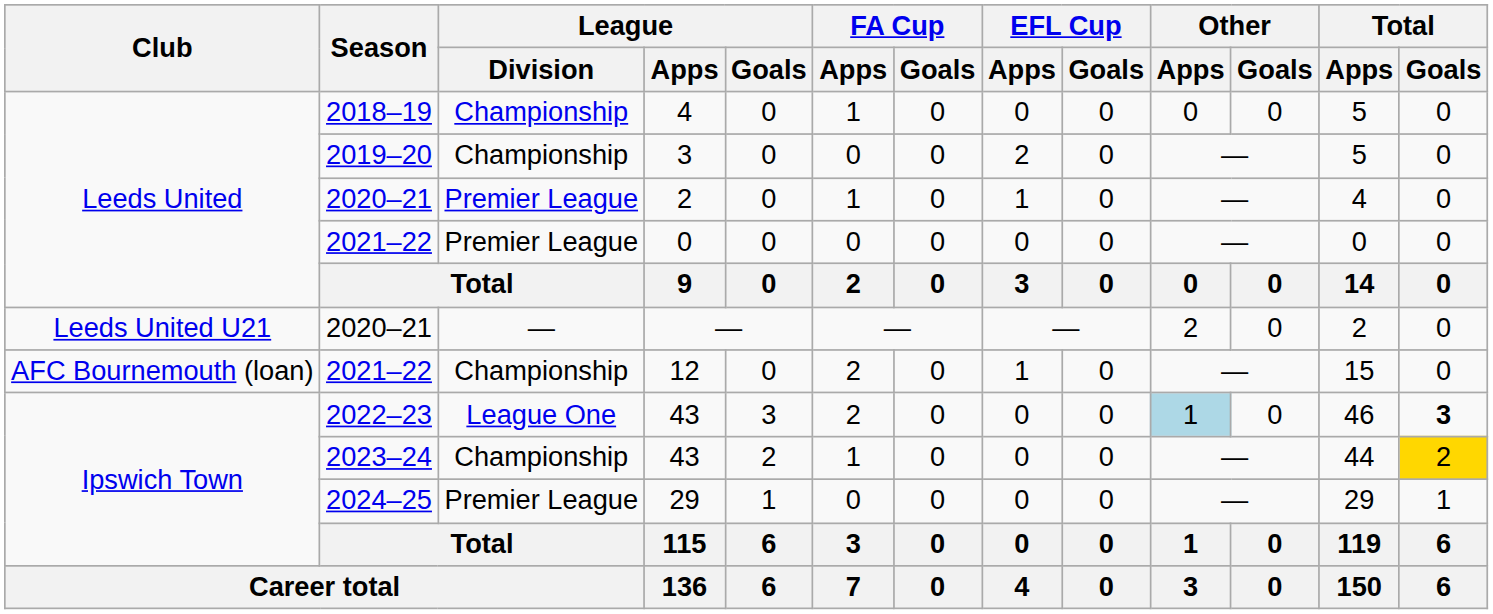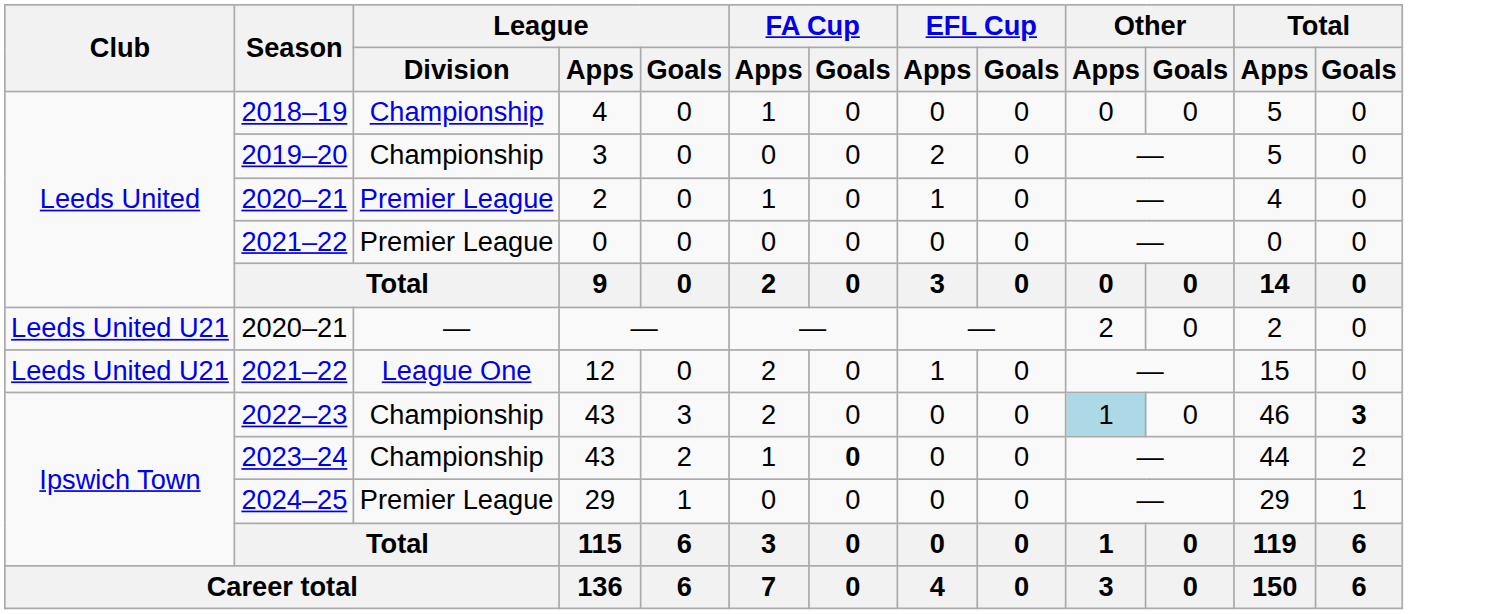(162, 371) AFC Bournemouth (loan) -> (120, 371) Leeds United U21
(541, 371) Championship -> (457, 371) League One
(541, 414) League One -> (457, 414) Championship
(938, 457) normal -> (853, 457) bold
(1444, 457) gold background -> (1359, 457) no background
